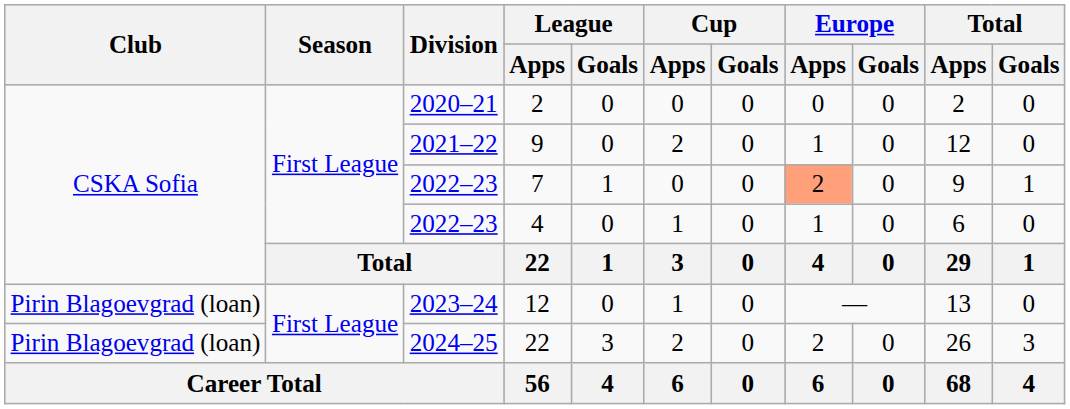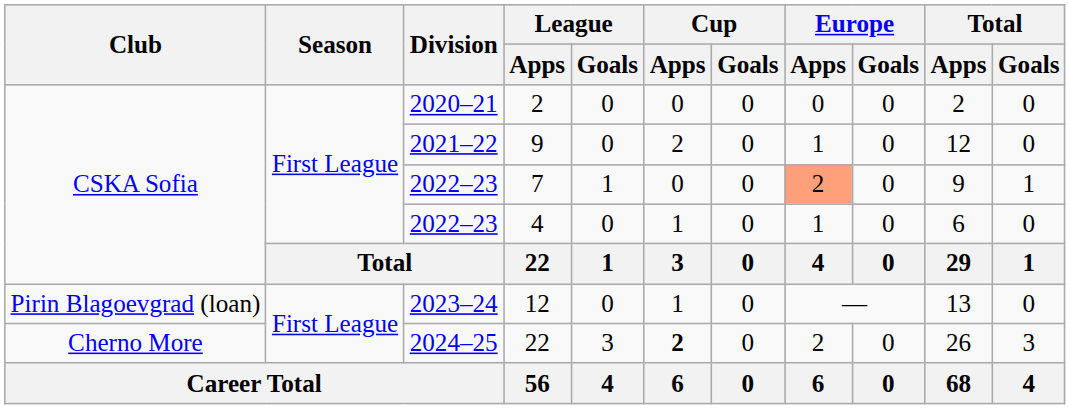(135, 343) Pirin Blagoevgrad (loan) -> (135, 343) Cherno More
(678, 343) normal -> (678, 343) bold
